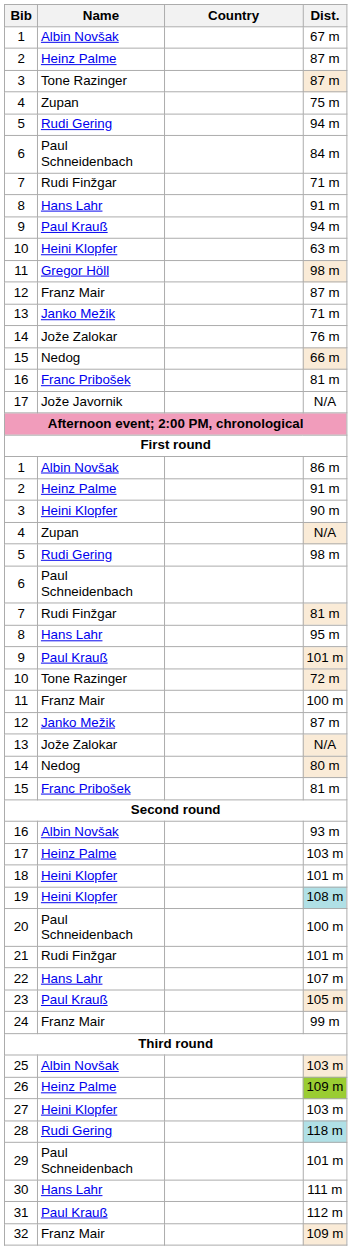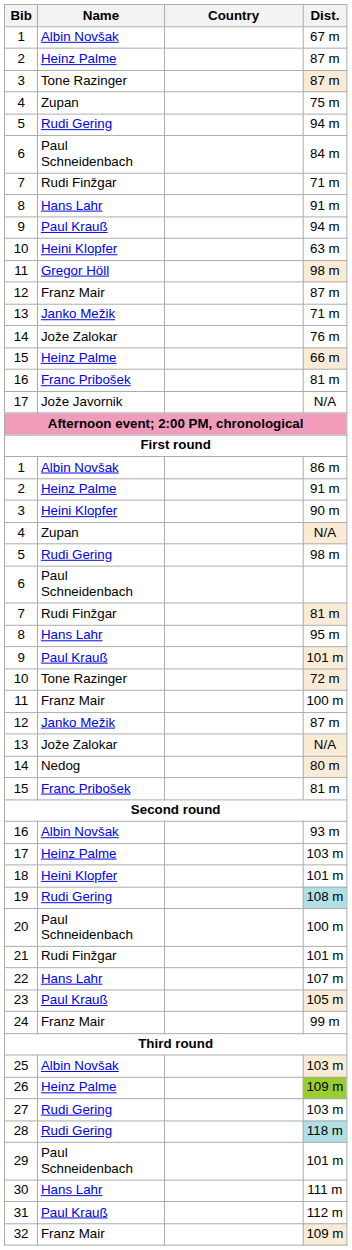(61, 358) Nedog -> (79, 358) Heinz Palme
(79, 897) Heini Klopfer -> (77, 897) Rudi Gering
(79, 1109) Heini Klopfer -> (77, 1109) Rudi Gering
